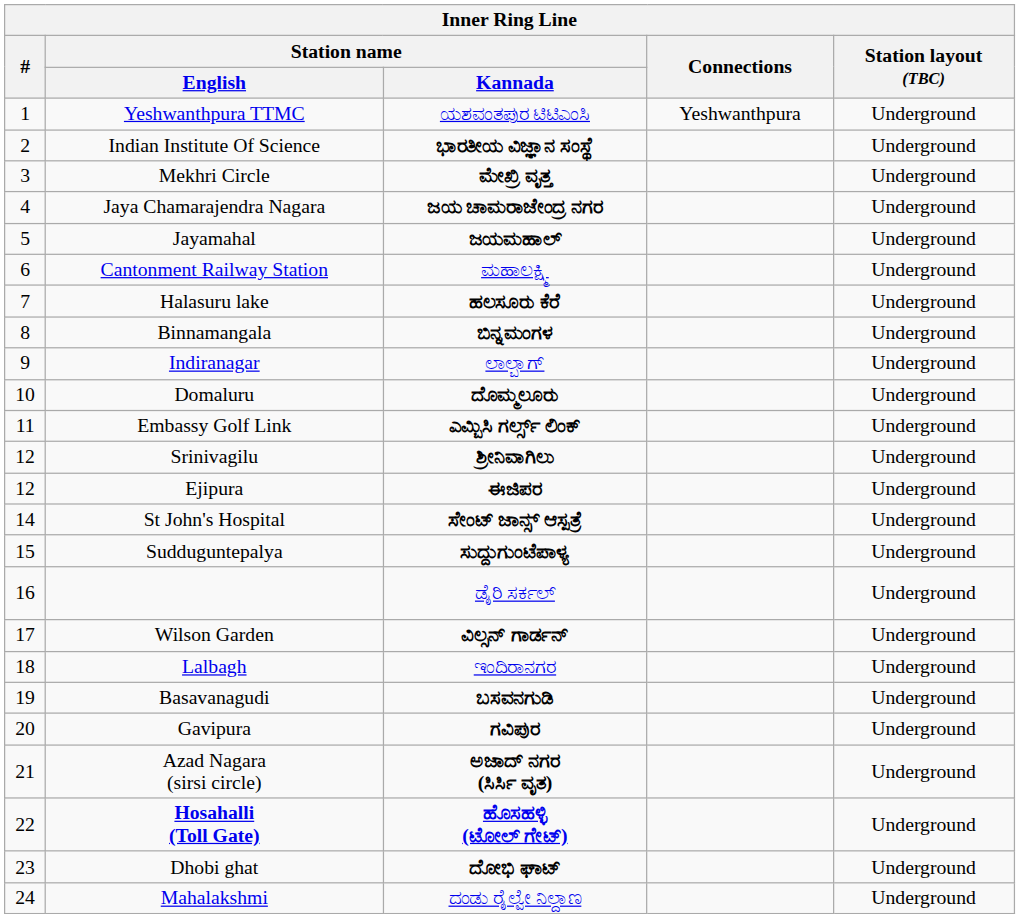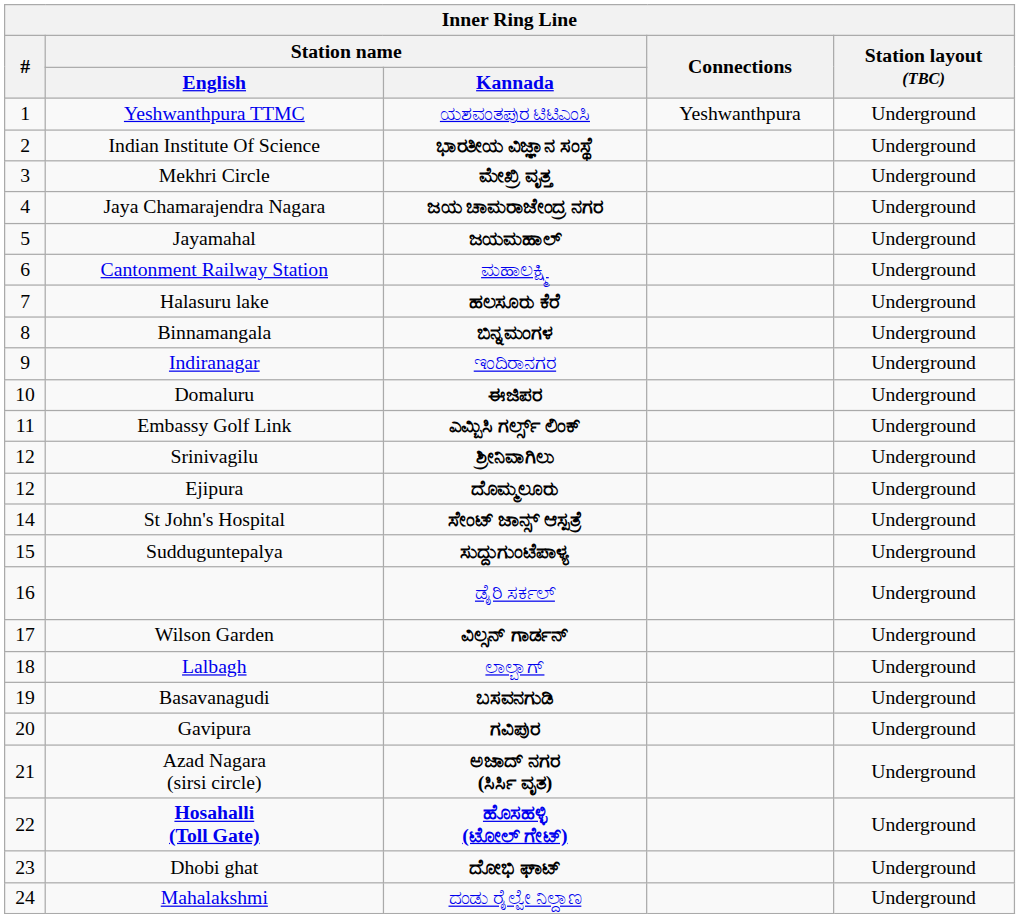(515, 363) ಲಾಲ್ಬಾಗ್ -> (515, 363) ಇಂದಿರಾನಗರ
(515, 394) ದೊಮ್ಮಲೂರು -> (515, 394) ಈಜಿಪರ
(515, 488) ಈಜಿಪರ -> (515, 488) ದೊಮ್ಮಲೂರು
(515, 666) ಇಂದಿರಾನಗರ -> (515, 666) ಲಾಲ್ಬಾಗ್
